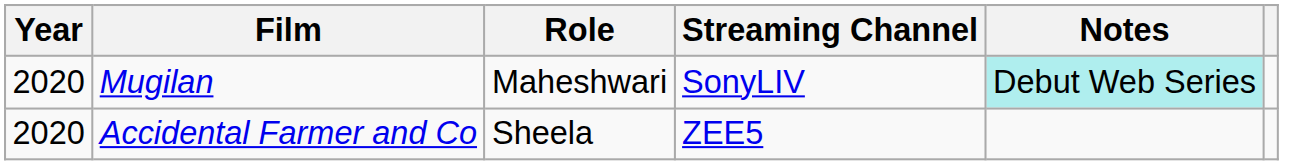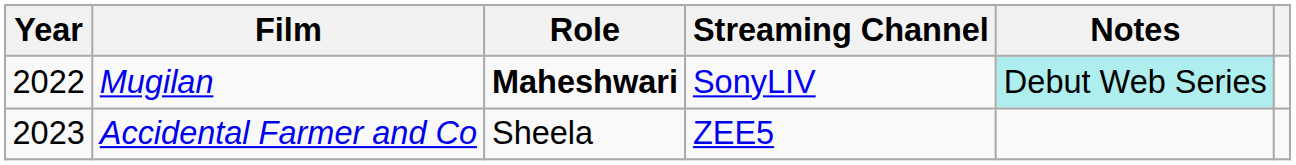(49, 81) 2020 -> (49, 81) 2022
(580, 81) normal -> (585, 81) bold
(49, 133) 2020 -> (49, 133) 2023
